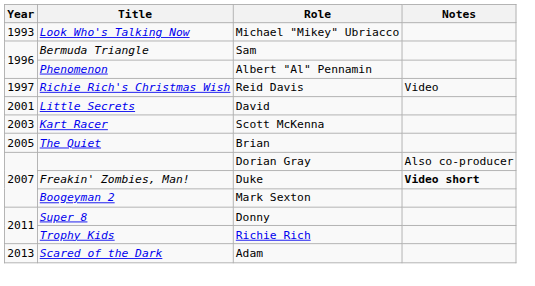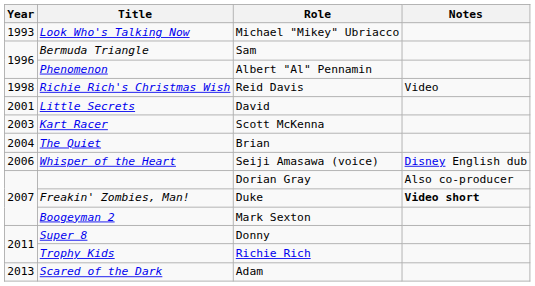(21, 87) 1997 -> (21, 87) 1998
(21, 143) 2005 -> (21, 143) 2004
+ row: (108, 161)
